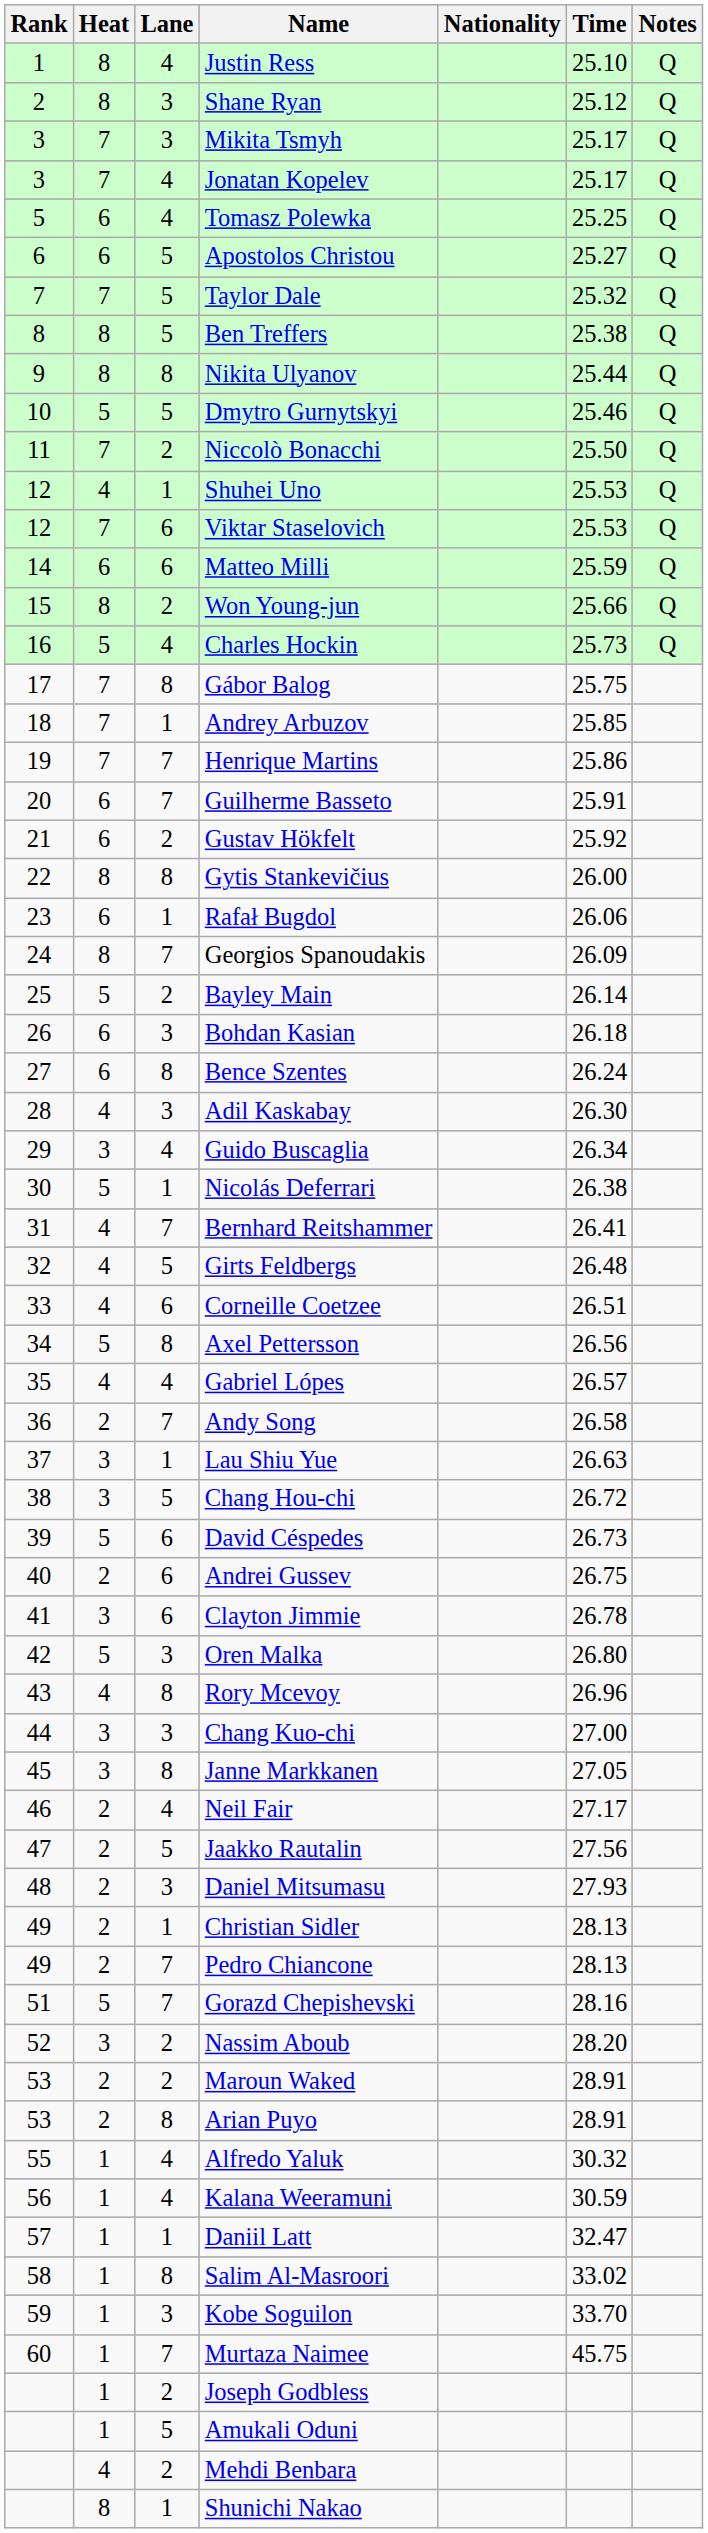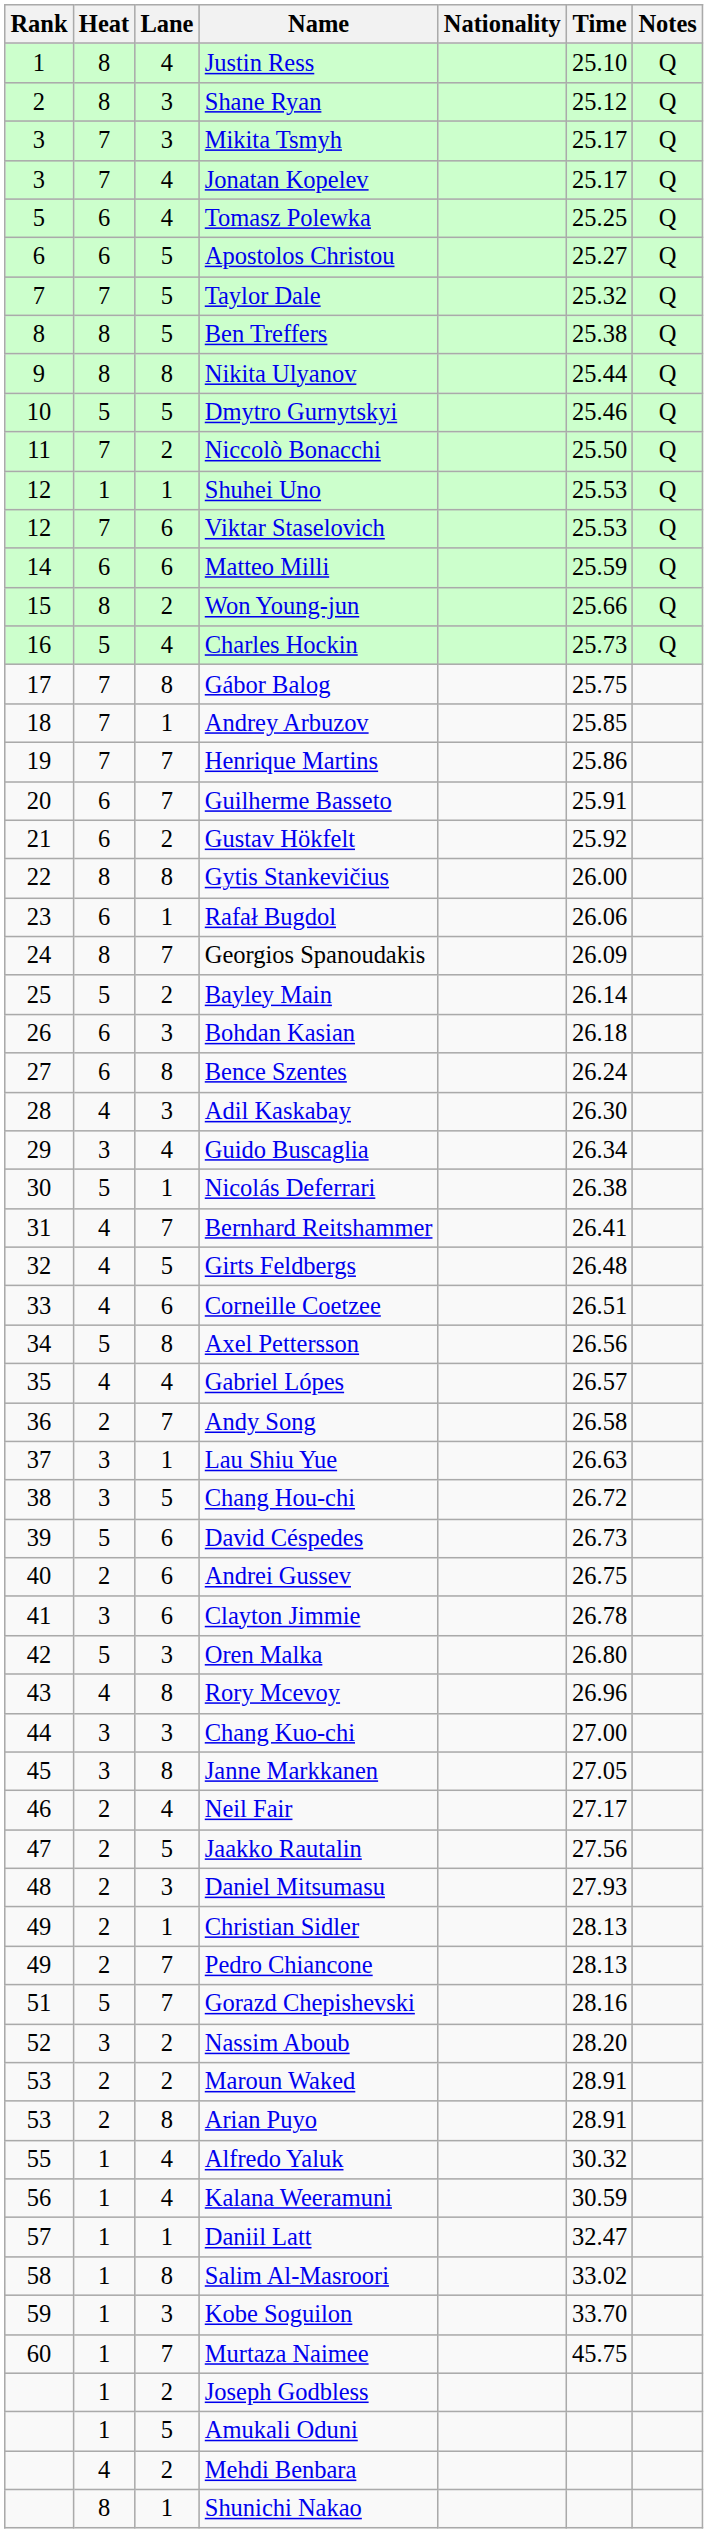(104, 489) 4 -> (104, 489) 1
